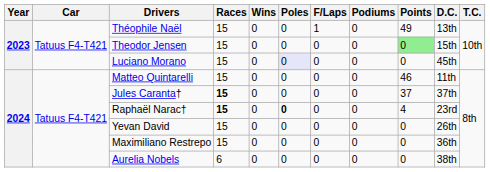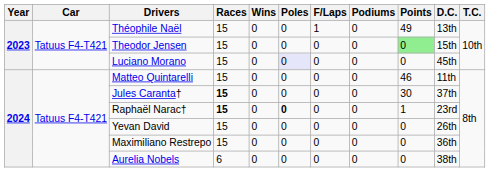(406, 94) 37 -> (406, 94) 30
(403, 110) 4 -> (403, 110) 1
